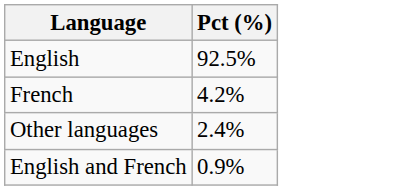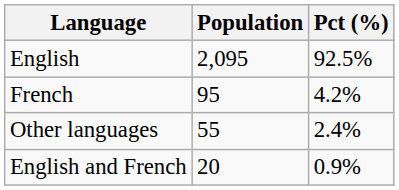+ column: (250, 22)
